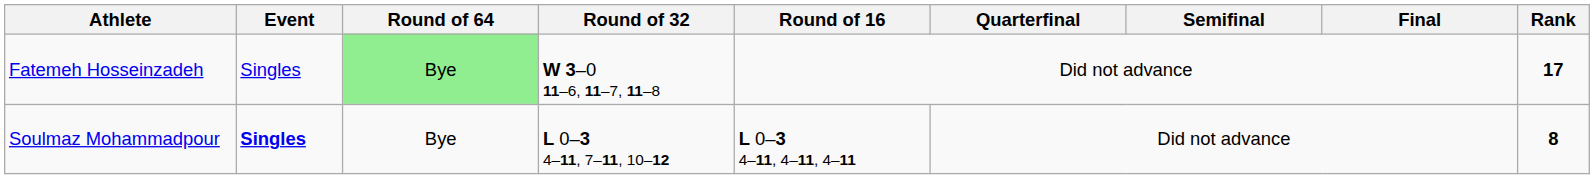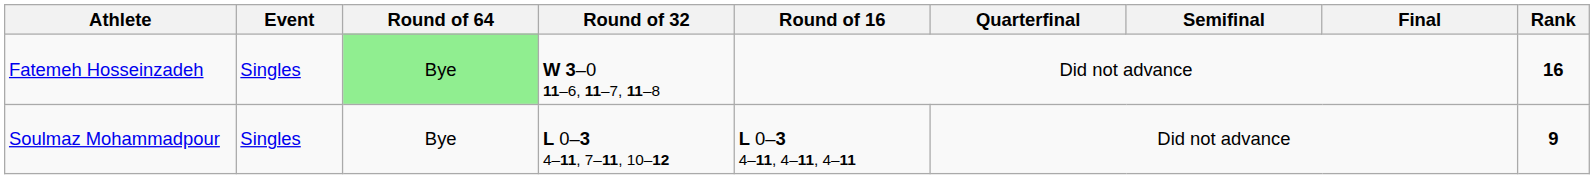(1553, 69) 17 -> (1553, 69) 16
(273, 139) bold -> (271, 139) normal
(1553, 139) 8 -> (1553, 139) 9
